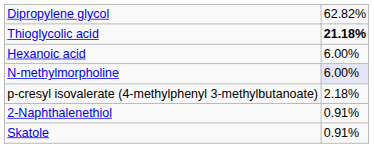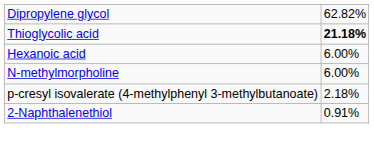(341, 73) lavender background -> (341, 73) no background
- row: (28, 133)
